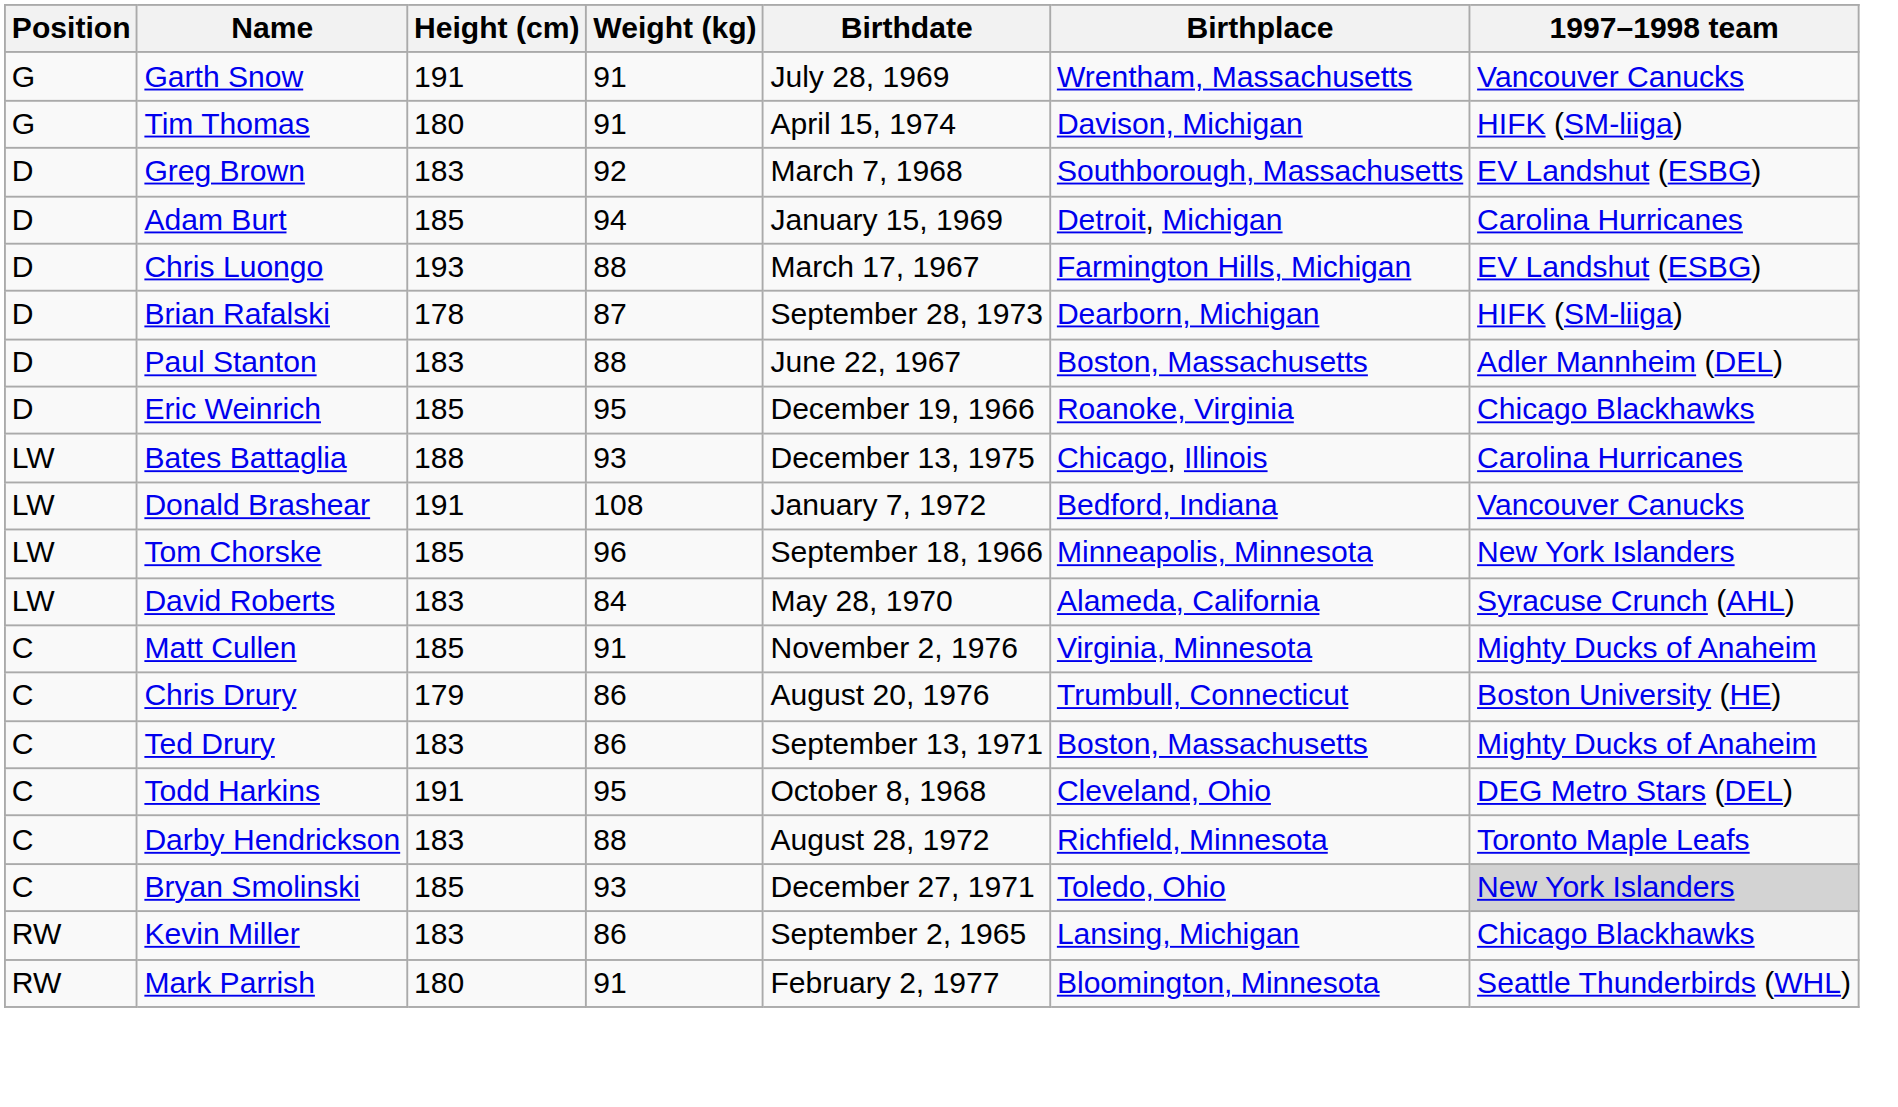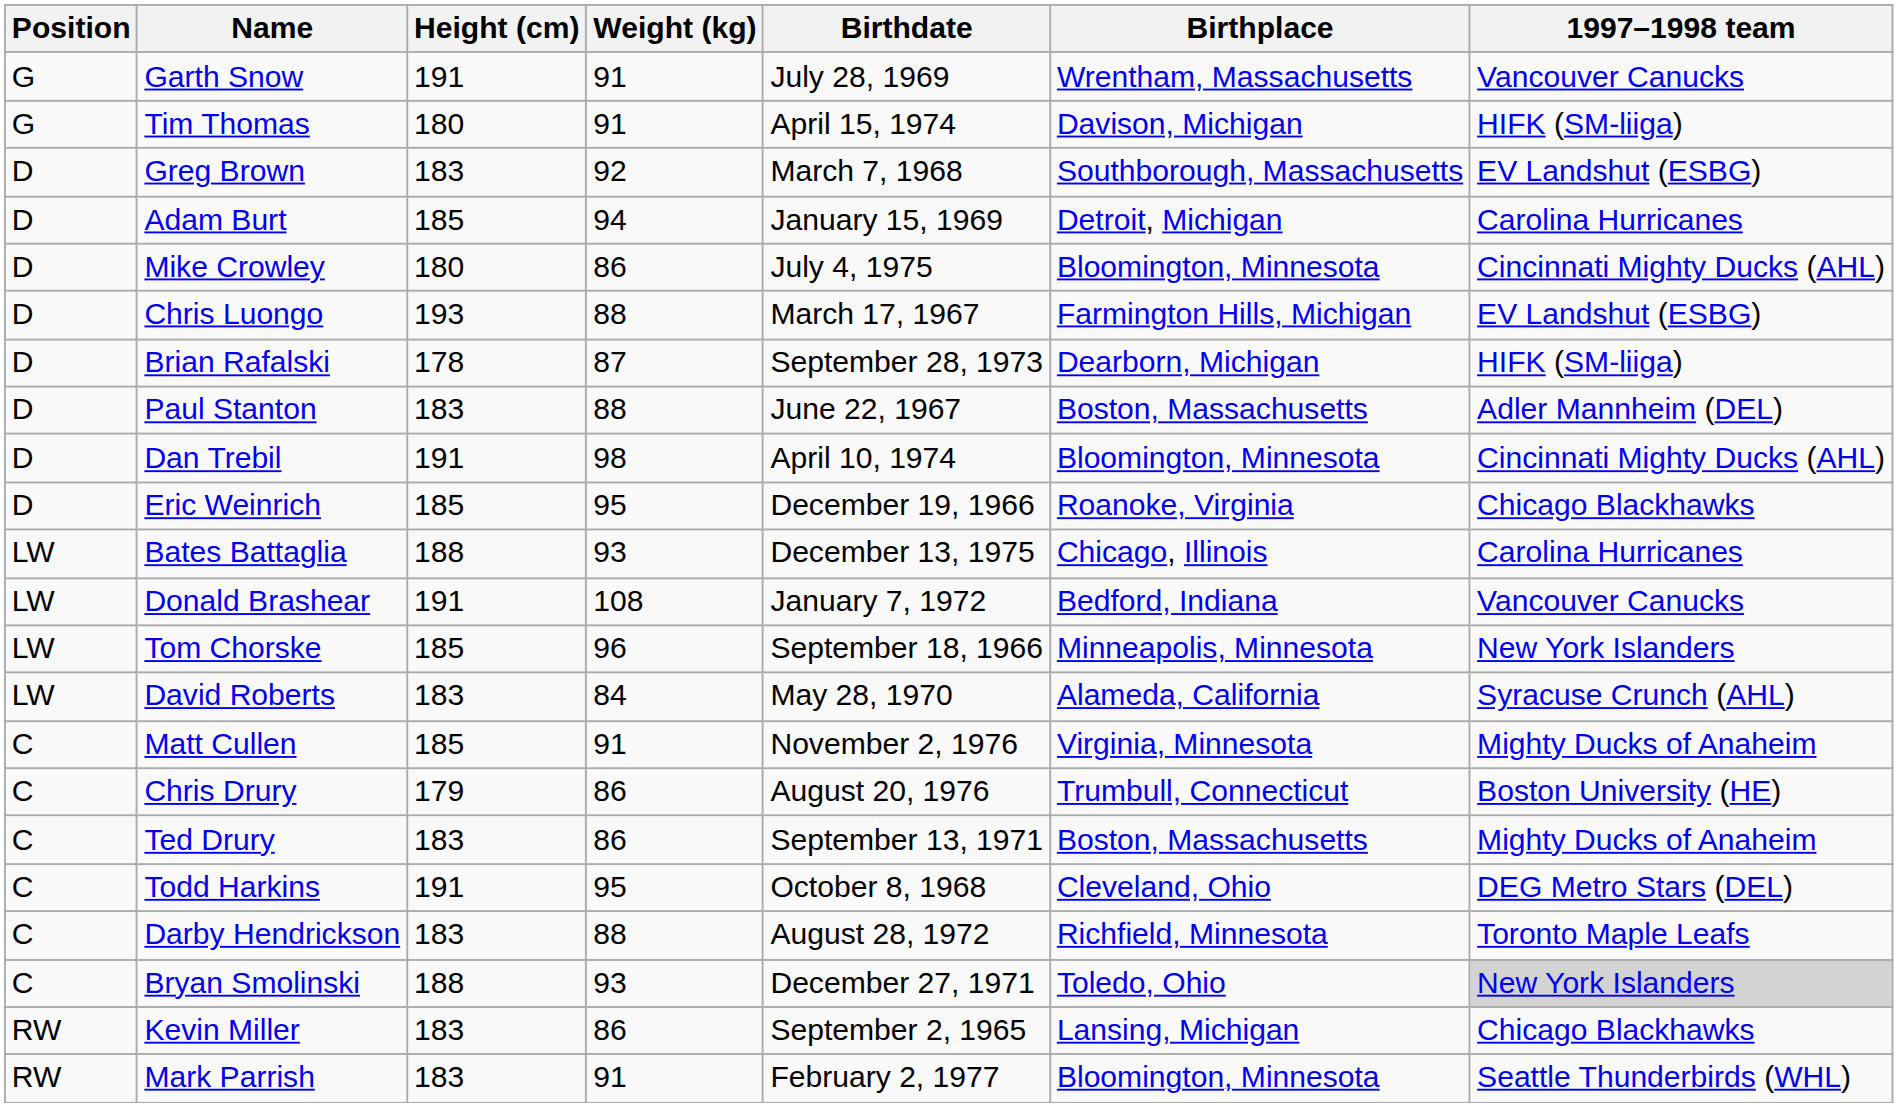+ row: (235, 266)
+ row: (213, 457)
(439, 887) 185 -> (439, 982) 188
(439, 982) 180 -> (439, 1077) 183
